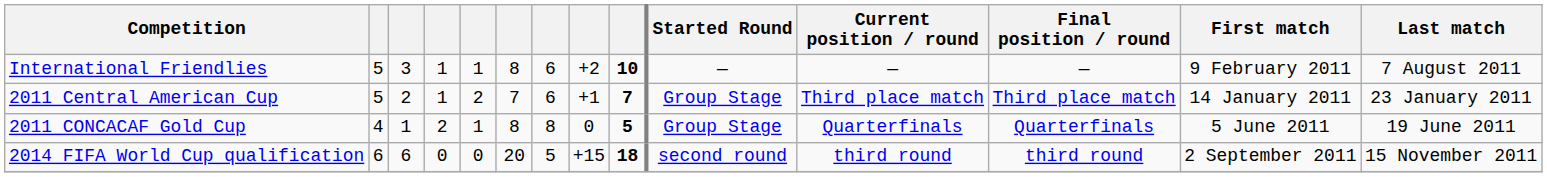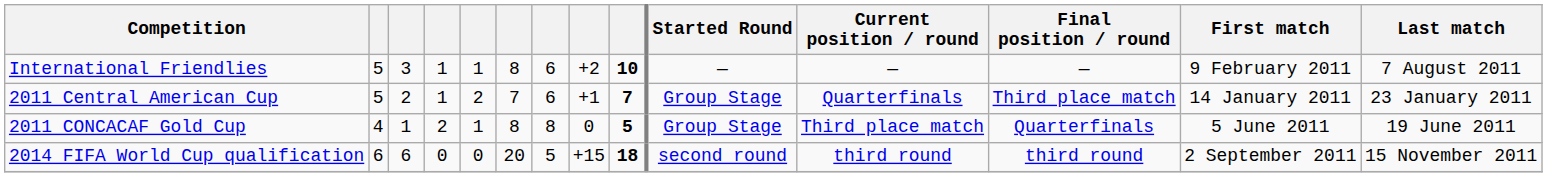(893, 98) Third place match -> (893, 98) Quarterfinals
(893, 128) Quarterfinals -> (893, 128) Third place match
